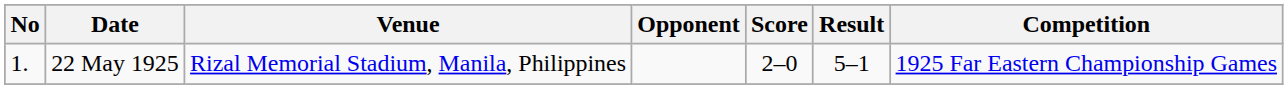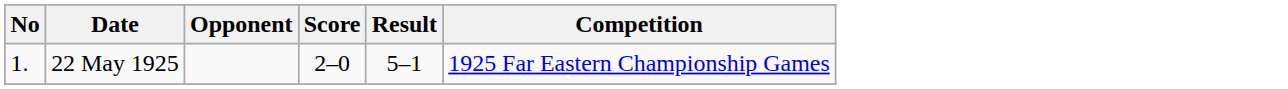- column: (408, 23)
